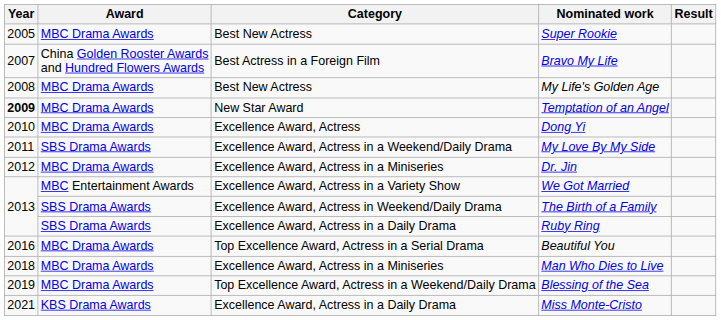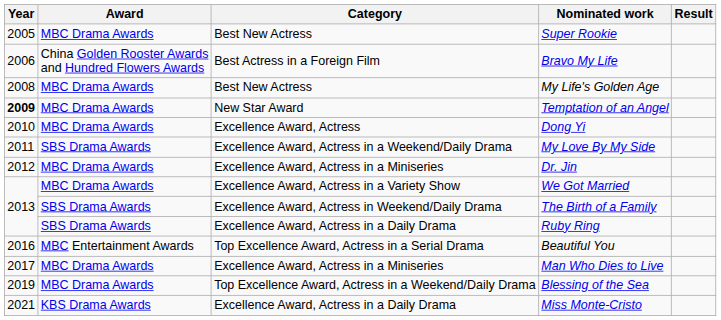(21, 61) 2007 -> (21, 61) 2006
(117, 186) MBC Entertainment Awards -> (97, 186) MBC Drama Awards
(97, 246) MBC Drama Awards -> (117, 246) MBC Entertainment Awards
(21, 265) 2018 -> (21, 265) 2017
